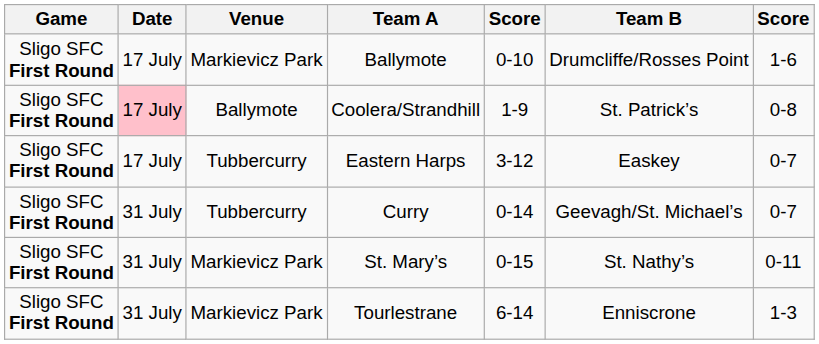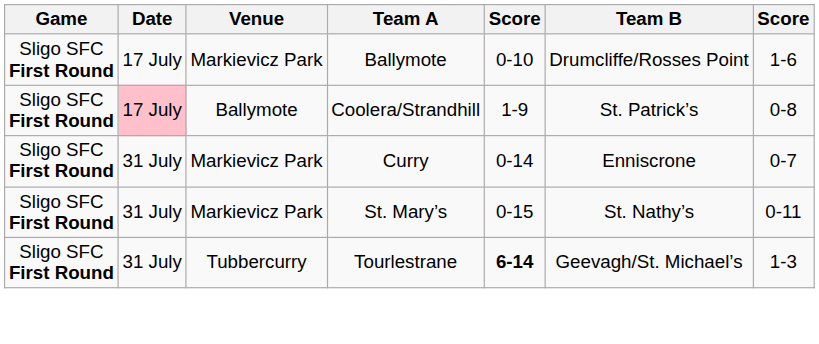- row: (406, 161)
(257, 211) Tubbercurry -> (257, 161) Markievicz Park
(649, 211) Geevagh/St. Michael’s -> (649, 161) Enniscrone
(257, 313) Markievicz Park -> (257, 262) Tubbercurry
(515, 313) normal -> (515, 262) bold
(649, 313) Enniscrone -> (649, 262) Geevagh/St. Michael’s
